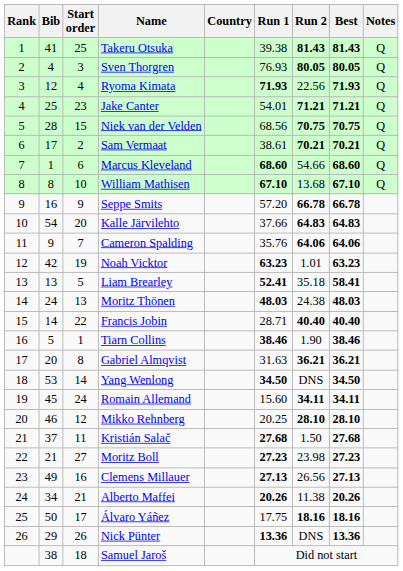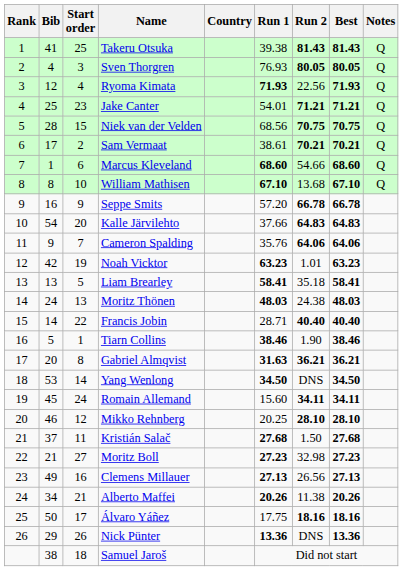(273, 282) 52.41 -> (273, 282) 58.41
(273, 360) normal -> (273, 360) bold
(311, 457) 23.98 -> (311, 457) 32.98
